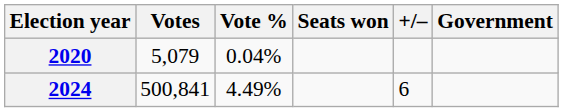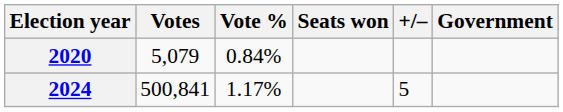(254, 55) 0.04% -> (254, 55) 0.84%
(254, 89) 4.49% -> (254, 89) 1.17%
(404, 89) 6 -> (404, 89) 5
